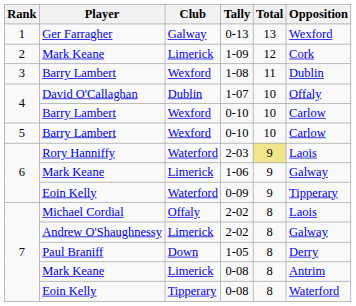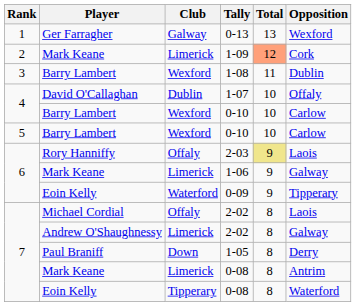(270, 53) no background -> (270, 53) lightsalmon background
(193, 152) Waterford -> (184, 152) Offaly
